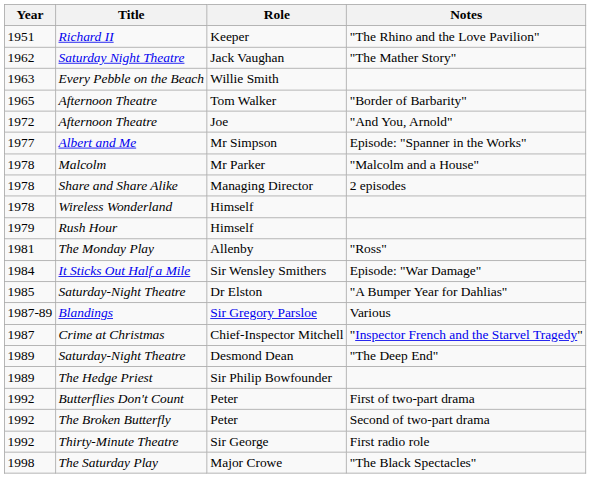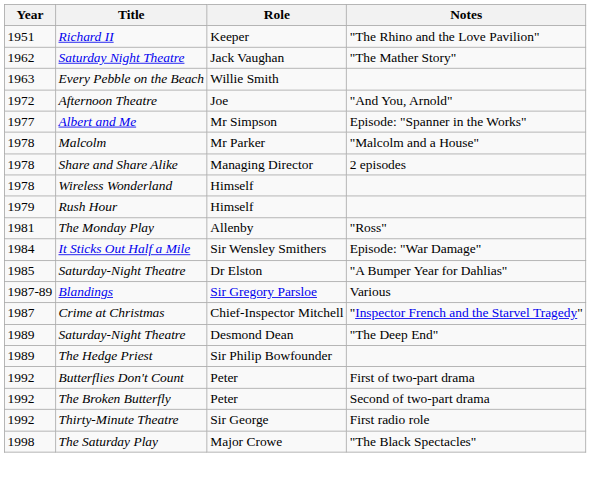- row: (108, 100)
